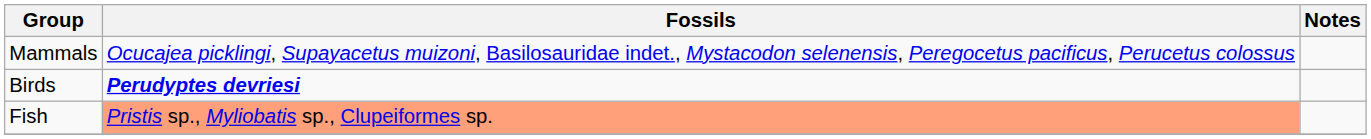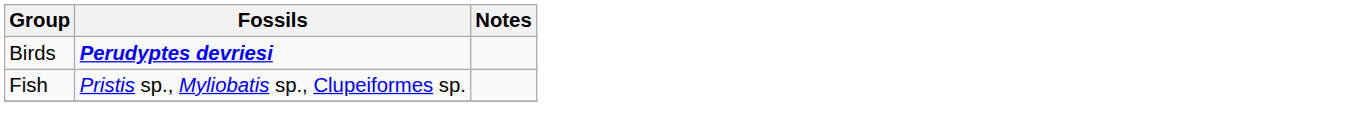- row: (53, 52)
(300, 117) lightsalmon background -> (273, 85) no background
